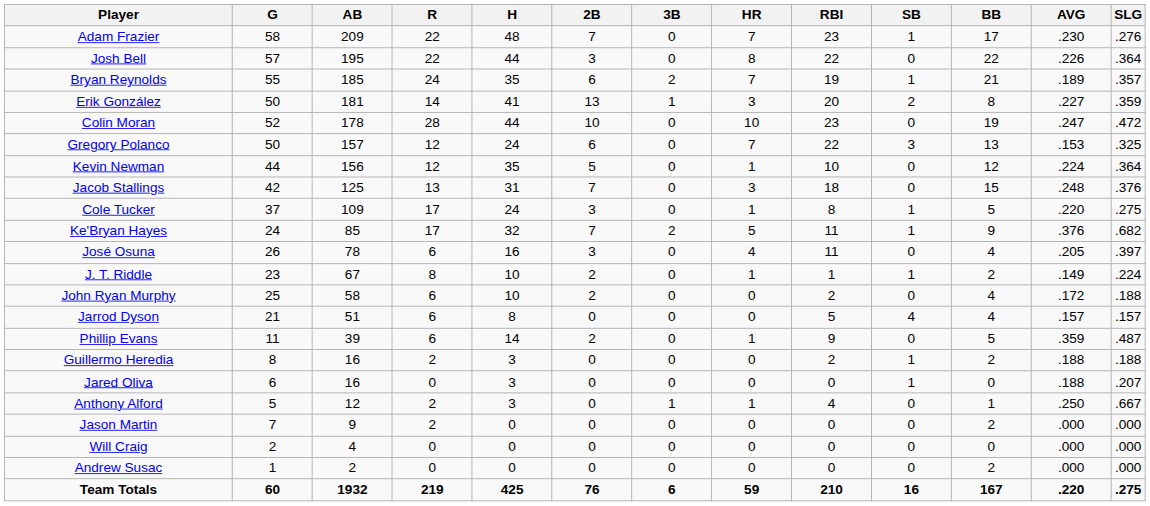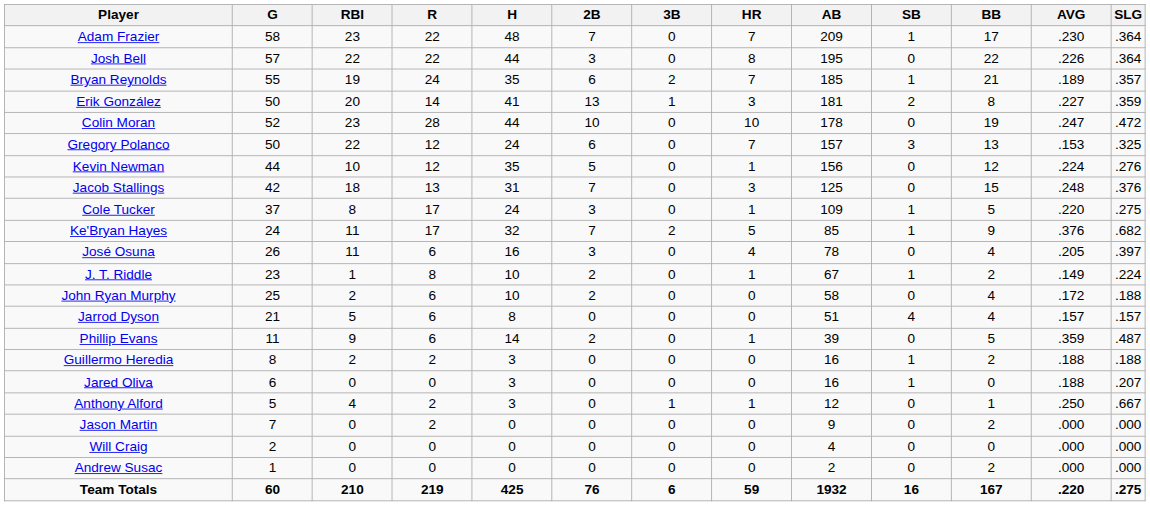columns swapped: (352, 15) <-> (832, 15)
(1128, 36) .276 -> (1128, 36) .364
(1128, 166) .364 -> (1128, 166) .276
